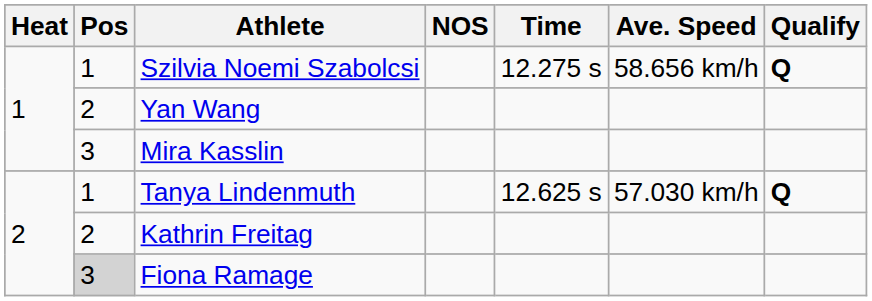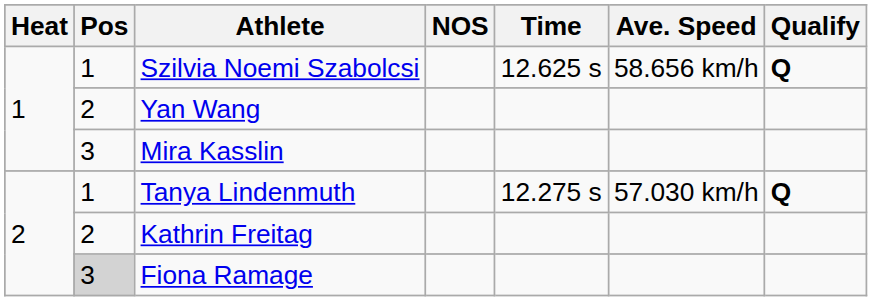(551, 67) 12.275 s -> (551, 67) 12.625 s
(551, 192) 12.625 s -> (551, 192) 12.275 s
